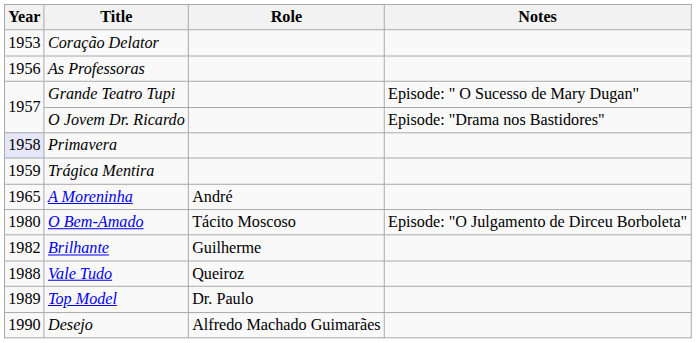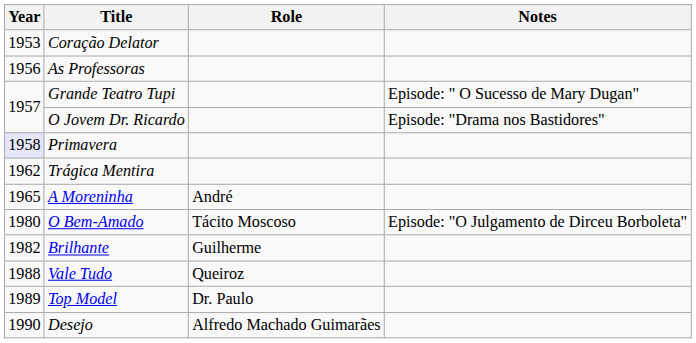(24, 171) 1959 -> (24, 171) 1962
